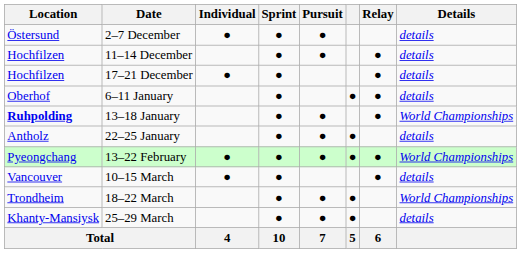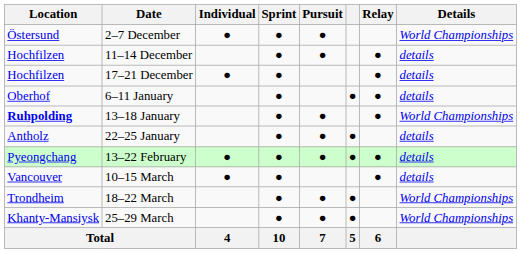(417, 34) details -> (456, 34) World Championships
(456, 156) World Championships -> (417, 156) details
(417, 217) details -> (456, 217) World Championships
